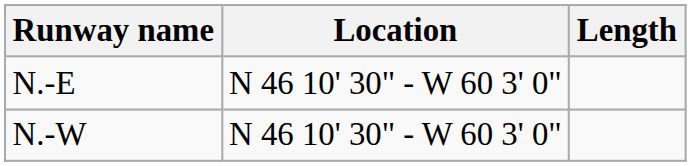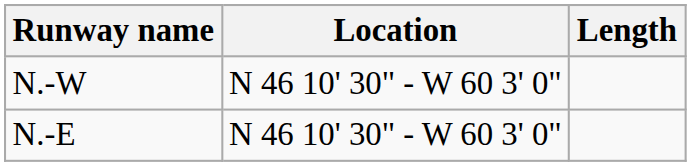rows swapped: (44, 82) <-> (49, 134)
